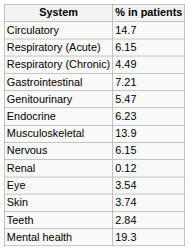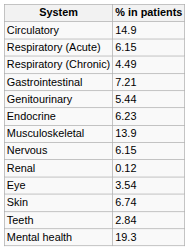(126, 30) 14.7 -> (126, 30) 14.9
(126, 99) 5.47 -> (126, 99) 5.44
(126, 202) 3.74 -> (126, 202) 6.74
